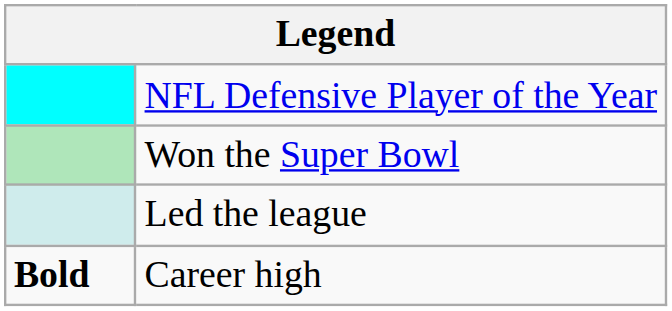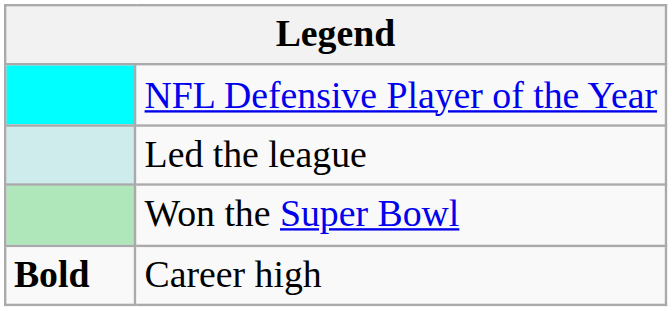rows swapped: (302, 154) <-> (256, 214)
